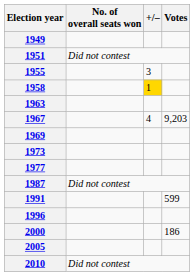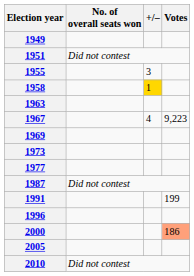(176, 119) 9,203 -> (176, 119) 9,223
(172, 199) 599 -> (172, 199) 199
(172, 231) no background -> (172, 231) lightsalmon background
